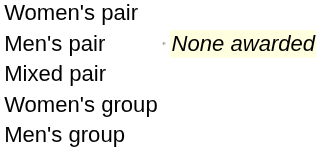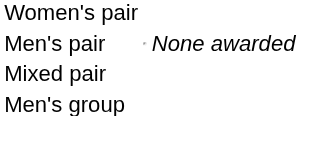(243, 43) lightyellow background -> (224, 43) no background
- row: (81, 104)
